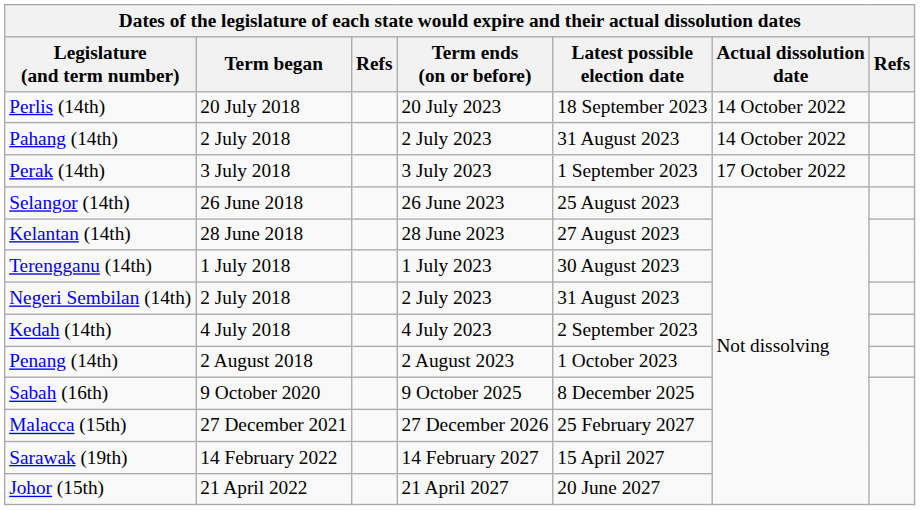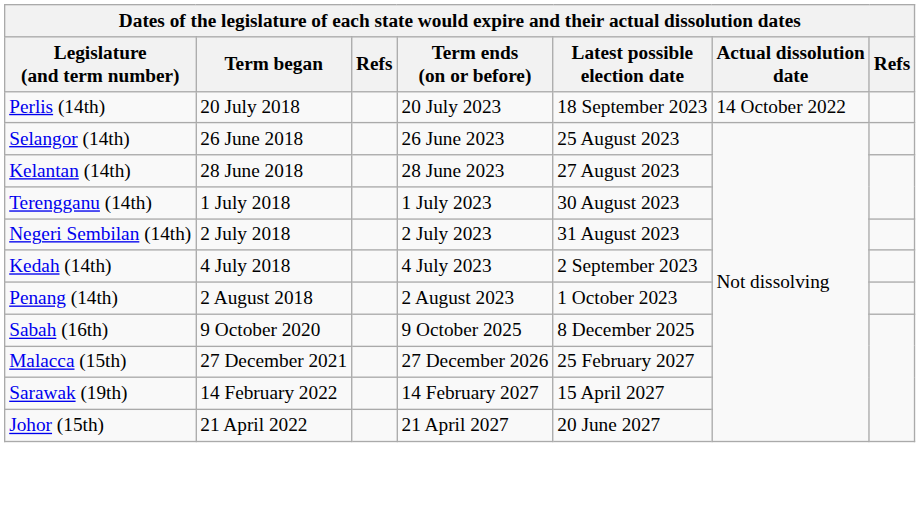- row: (64, 139)
- row: (57, 170)
